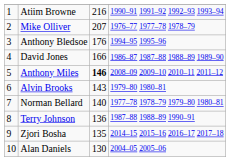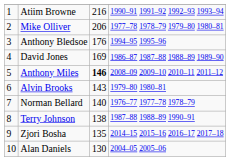(99, 27) 207 -> (99, 27) 206
(153, 27) 1976–77 1977–78 1978–79 -> (167, 27) 1977–78 1978–79 1979–80 1980–81
(99, 57) 166 -> (99, 57) 169
(167, 103) 1977–78 1978–79 1979–80 1980–81 -> (153, 103) 1976–77 1977–78 1978–79
(99, 118) 136 -> (99, 118) 138
